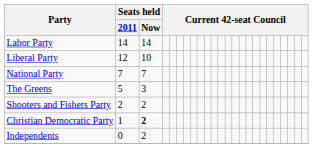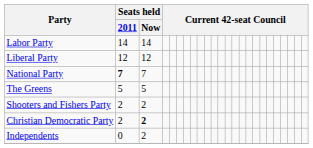(146, 58) 10 -> (146, 58) 12
(120, 74) normal -> (120, 74) bold
(144, 89) 3 -> (144, 89) 5
(120, 120) 1 -> (120, 120) 2
